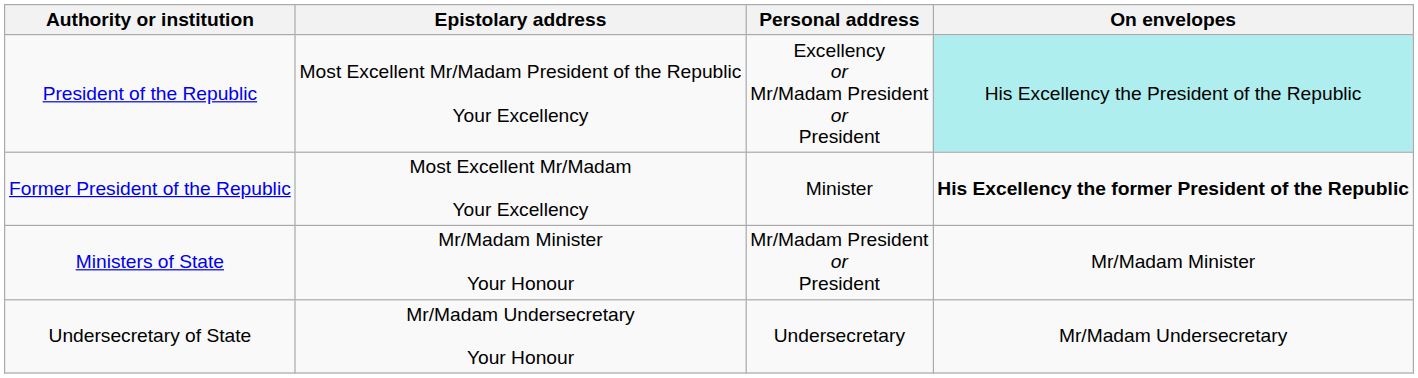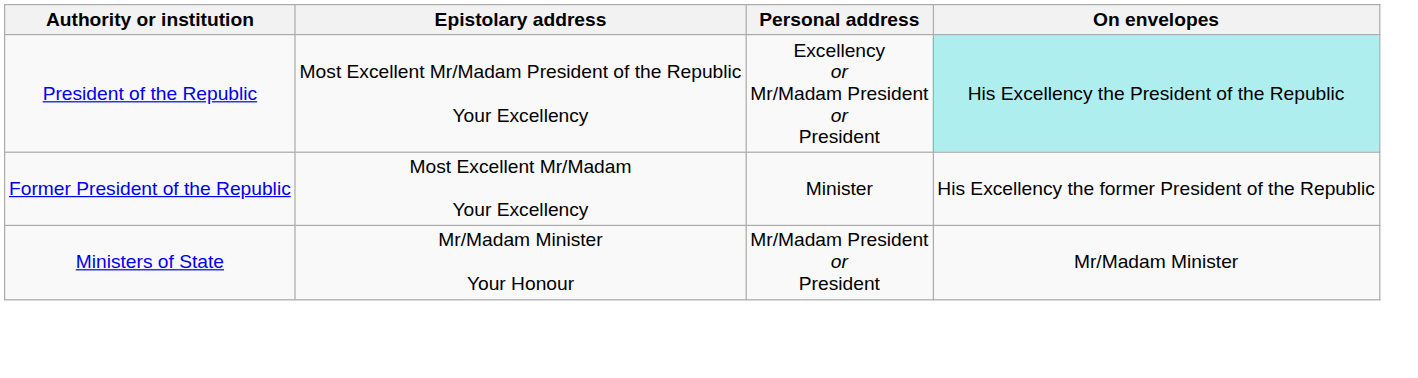(1173, 188) bold -> (1156, 188) normal
- row: (150, 335)
